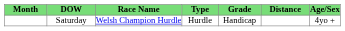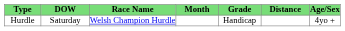columns swapped: (26, 9) <-> (200, 9)
